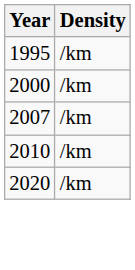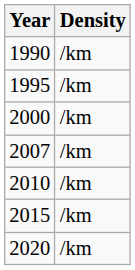+ row: (30, 53)
+ row: (30, 215)
